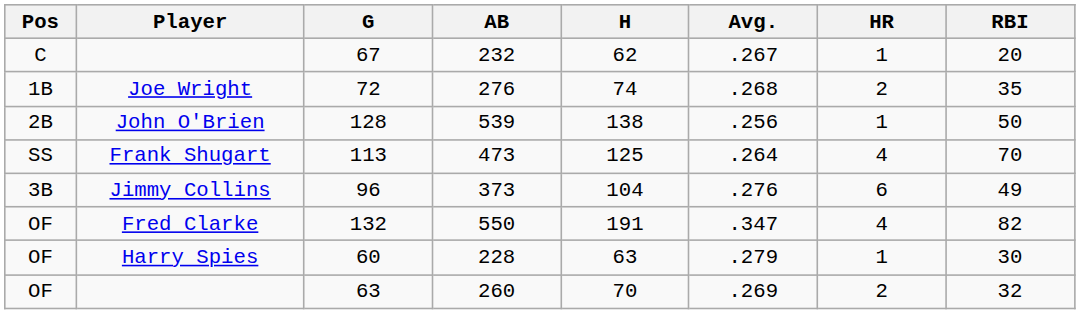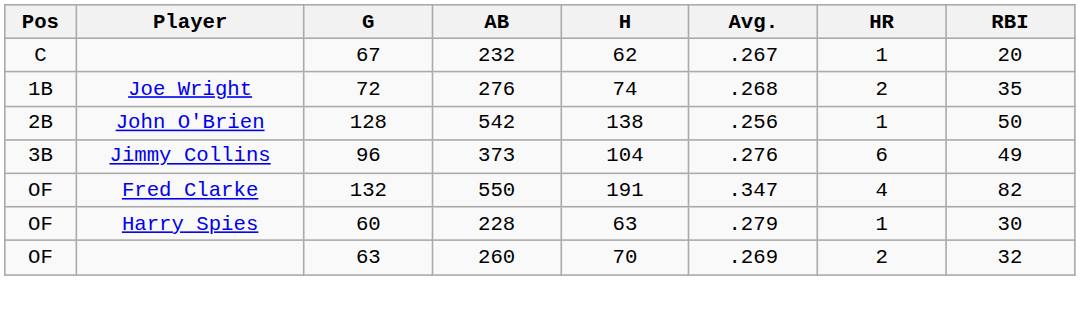(497, 123) 539 -> (497, 123) 542
- row: (368, 156)
